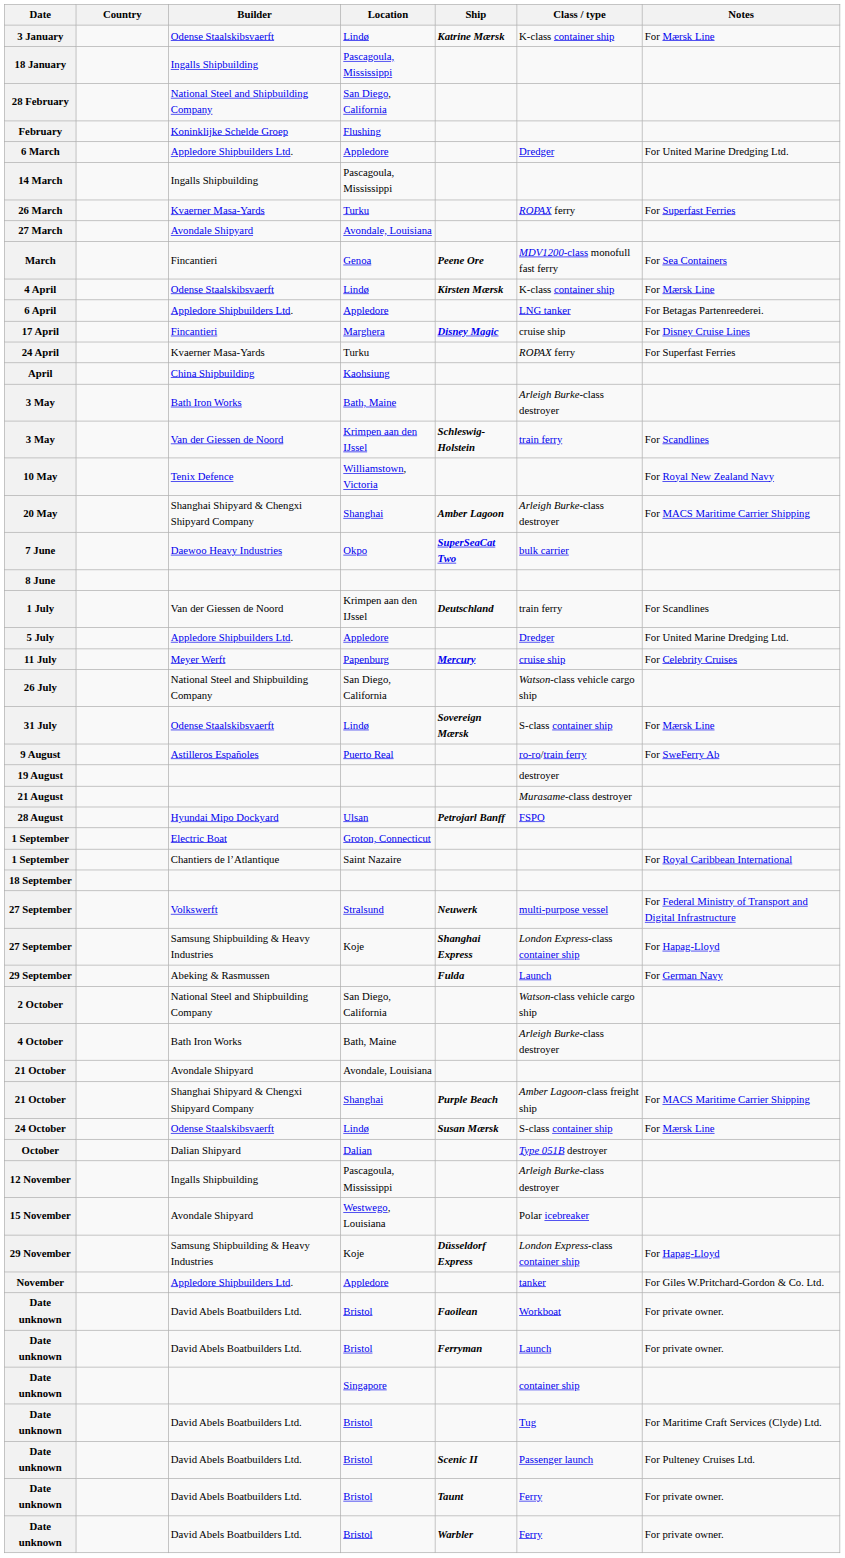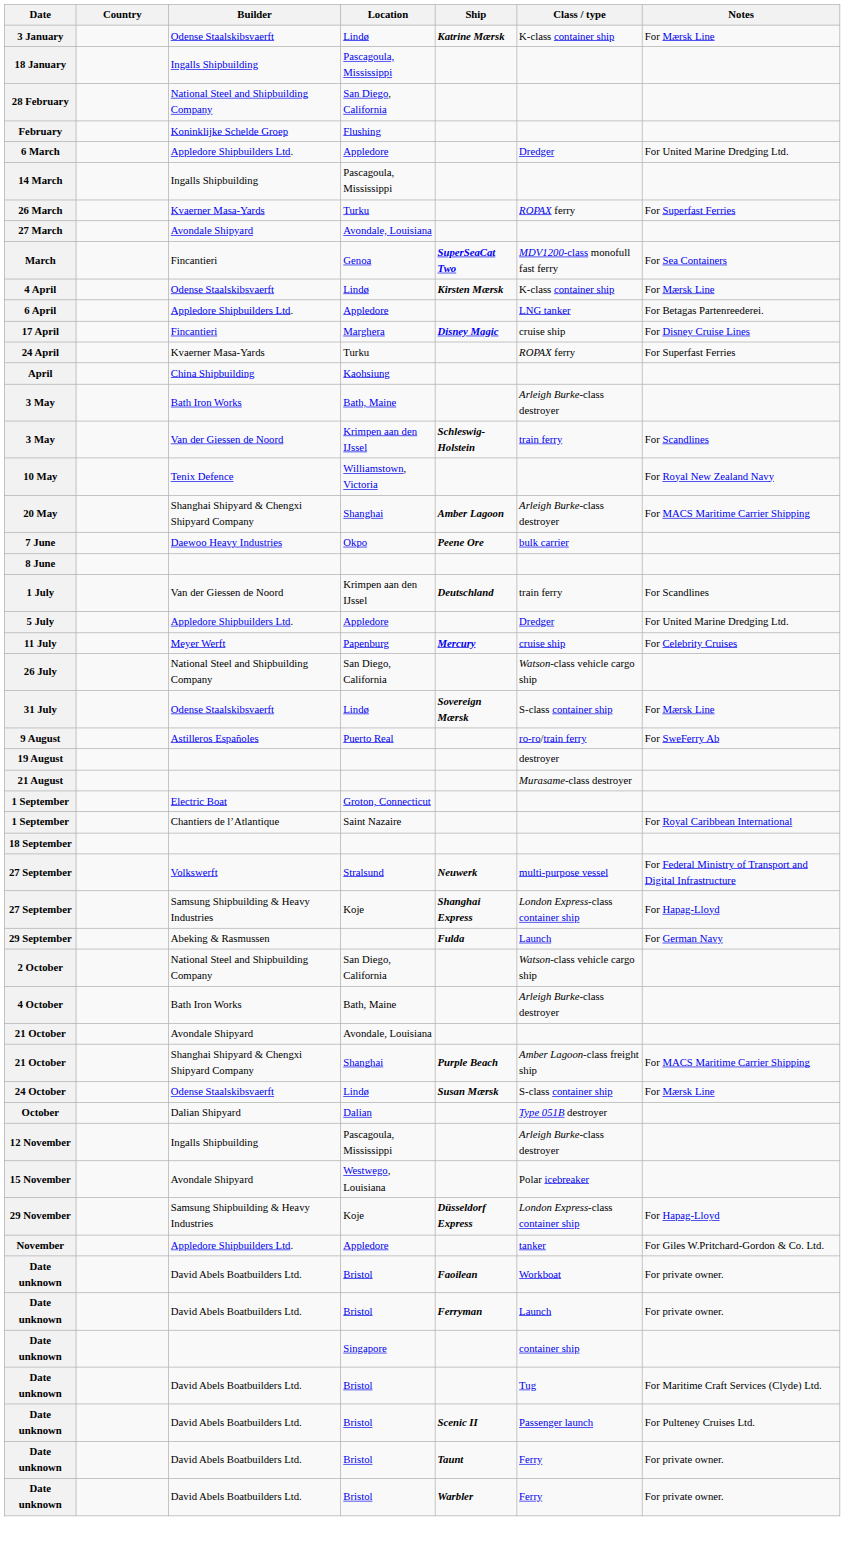(461, 260) Peene Ore -> (466, 260) SuperSeaCat Two
(466, 551) SuperSeaCat Two -> (461, 543) Peene Ore
- row: (40, 817)
